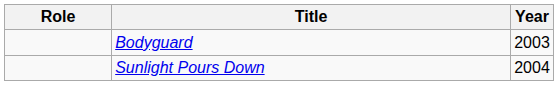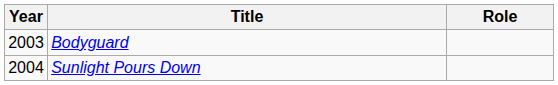columns swapped: (532, 17) <-> (58, 17)
